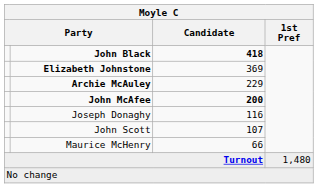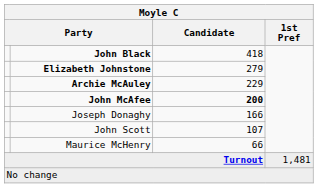(255, 53) bold -> (255, 53) normal
(255, 69) 369 -> (255, 69) 279
(255, 114) 116 -> (255, 114) 166
(297, 160) 1,480 -> (297, 160) 1,481
